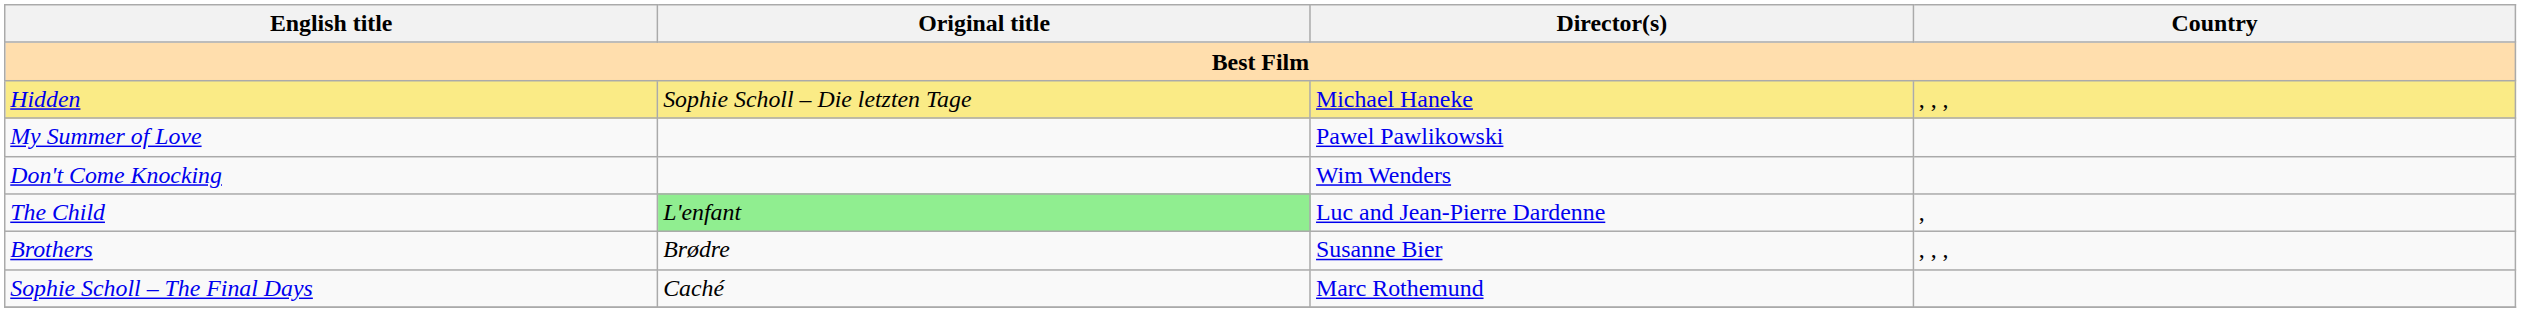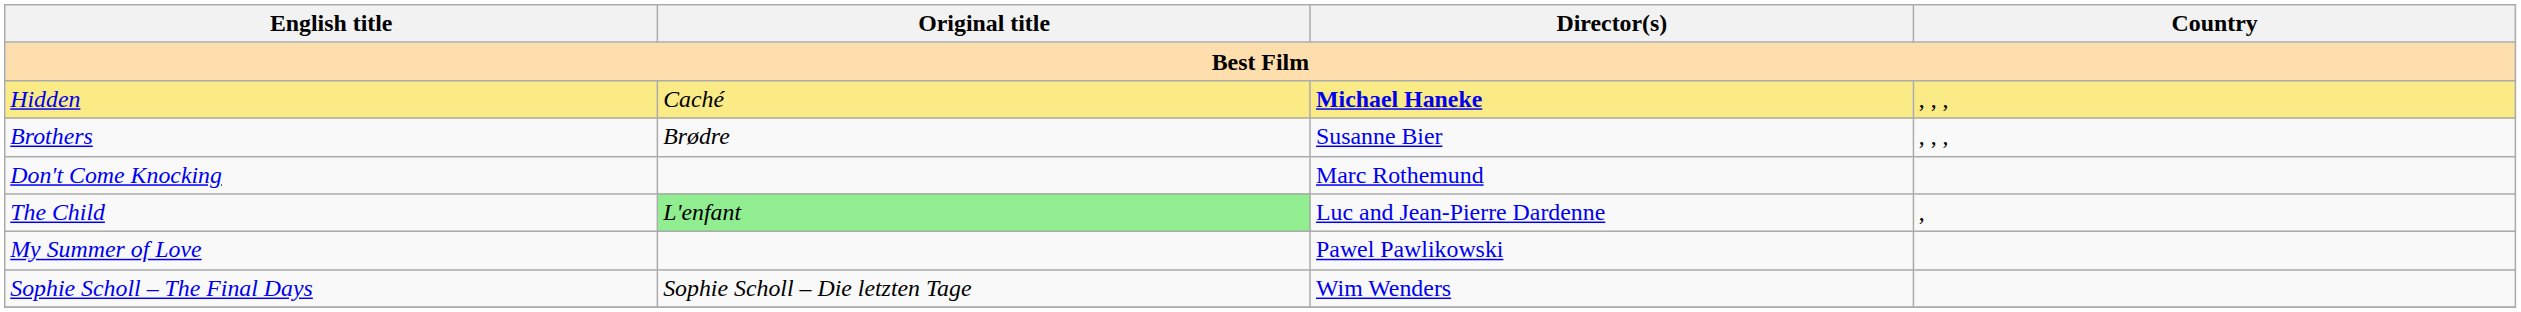(817, 99) Sophie Scholl – Die letzten Tage -> (694, 99) Caché
(1394, 99) normal -> (1399, 99) bold
rows swapped: (52, 250) <-> (106, 136)
(1384, 174) Wim Wenders -> (1400, 174) Marc Rothemund
(694, 288) Caché -> (817, 288) Sophie Scholl – Die letzten Tage
(1400, 288) Marc Rothemund -> (1384, 288) Wim Wenders
